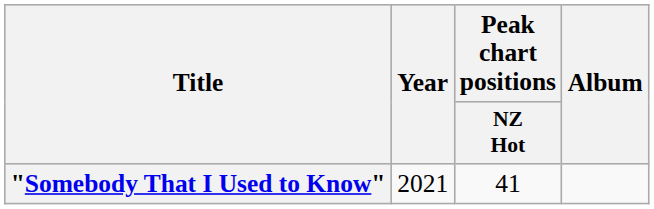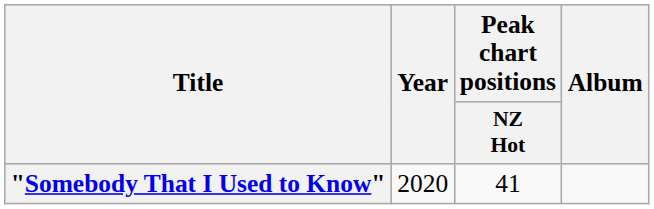(423, 183) 2021 -> (423, 183) 2020
